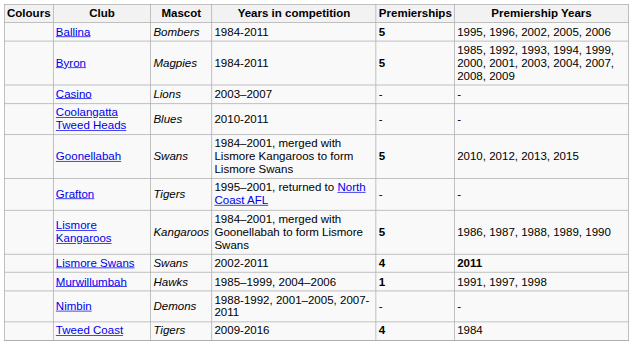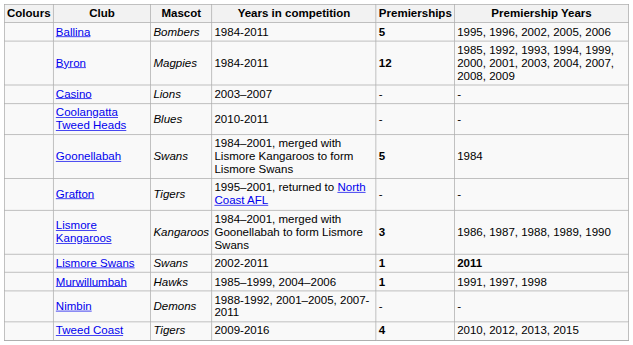(382, 63) 5 -> (385, 63) 12
(518, 156) 2010, 2012, 2013, 2015 -> (470, 156) 1984
(382, 232) 5 -> (382, 232) 3
(382, 263) 4 -> (382, 263) 1
(470, 331) 1984 -> (518, 331) 2010, 2012, 2013, 2015
